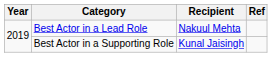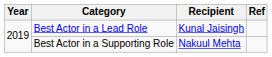(210, 28) Nakuul Mehta -> (211, 28) Kunal Jaisingh
(211, 44) Kunal Jaisingh -> (210, 44) Nakuul Mehta
